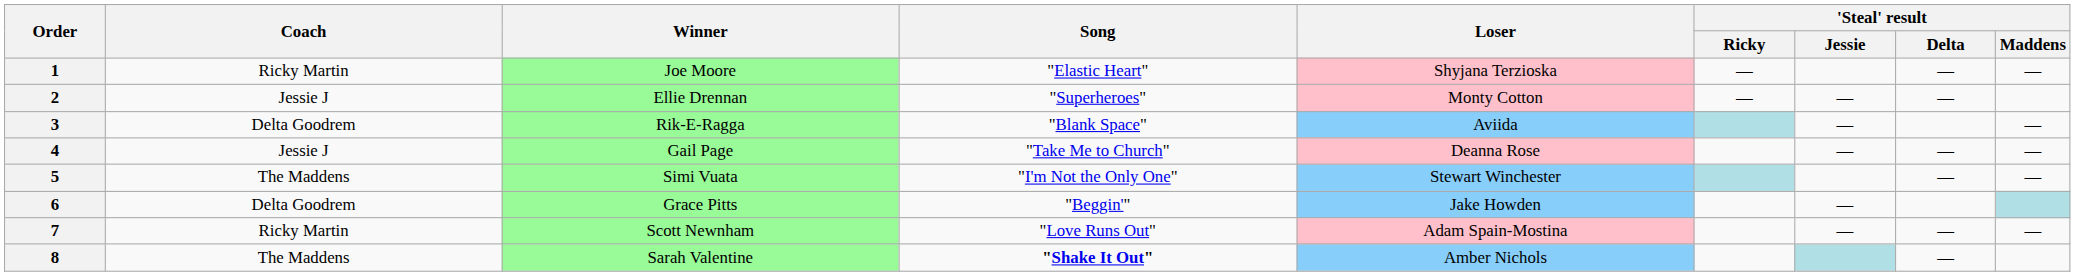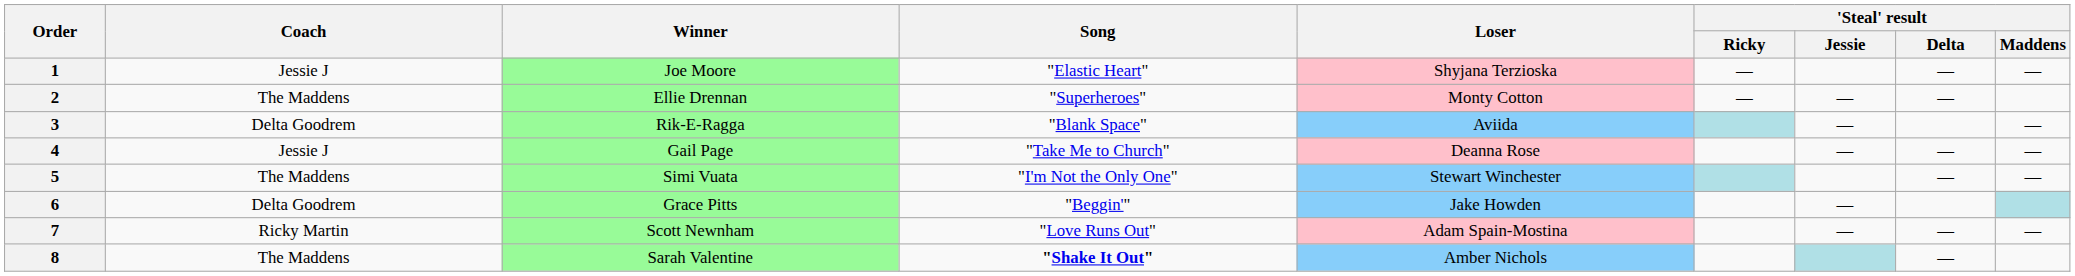(304, 71) Ricky Martin -> (304, 71) Jessie J
(304, 97) Jessie J -> (304, 97) The Maddens
